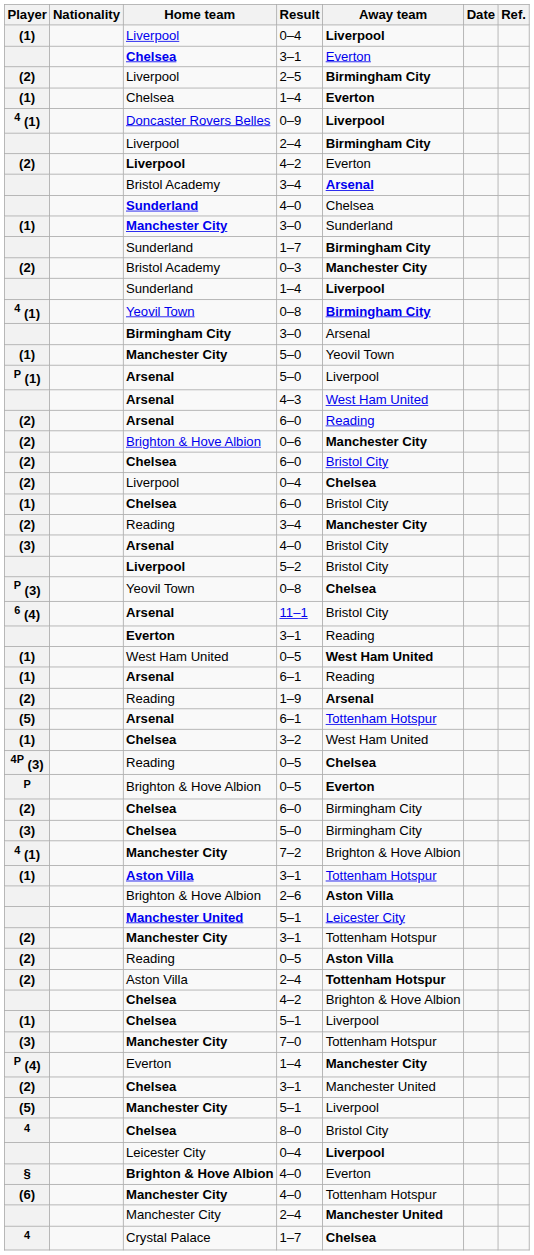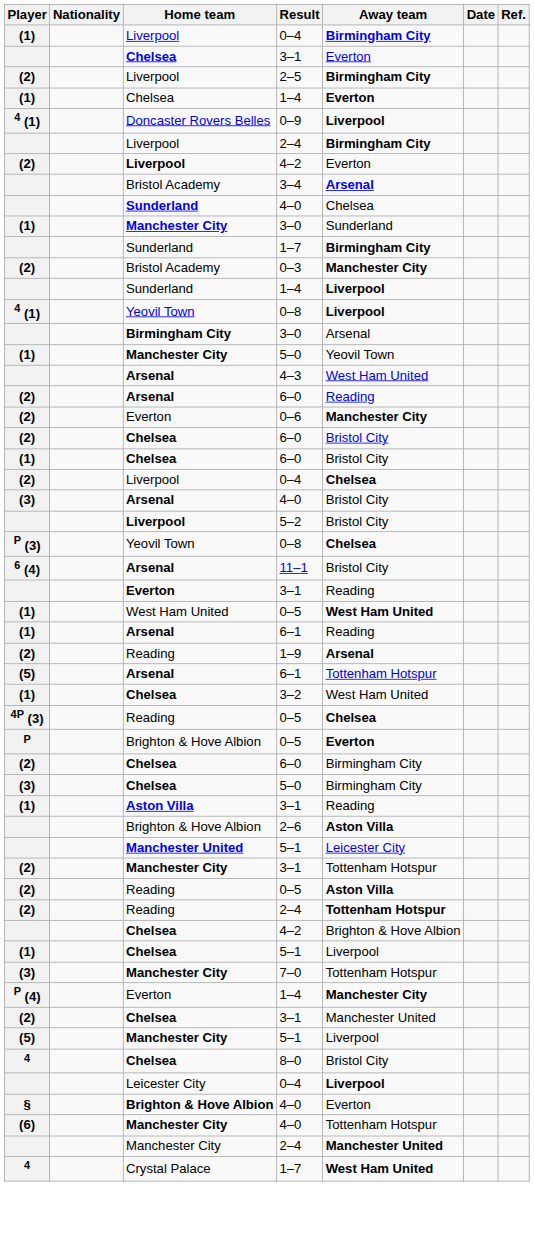(355, 35) Liverpool -> (378, 35) Birmingham City
(378, 311) Birmingham City -> (355, 311) Liverpool
- row: (27, 377)
(193, 441) Brighton & Hove Albion -> (149, 417) Everton
rows swapped: (27, 504) <-> (27, 483)
- row: (27, 524)
- row: (27, 853)
(381, 875) Tottenham Hotspur -> (350, 806) Reading
(157, 979) Aston Villa -> (150, 910) Reading
(351, 1238) Chelsea -> (379, 1168) West Ham United
